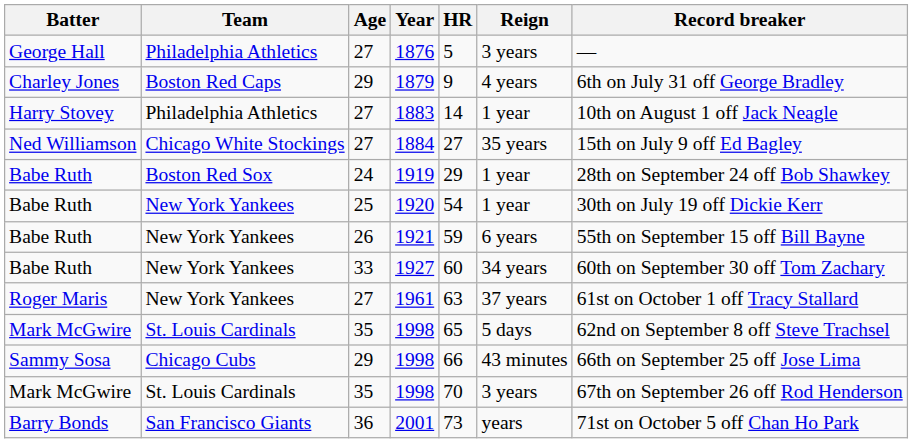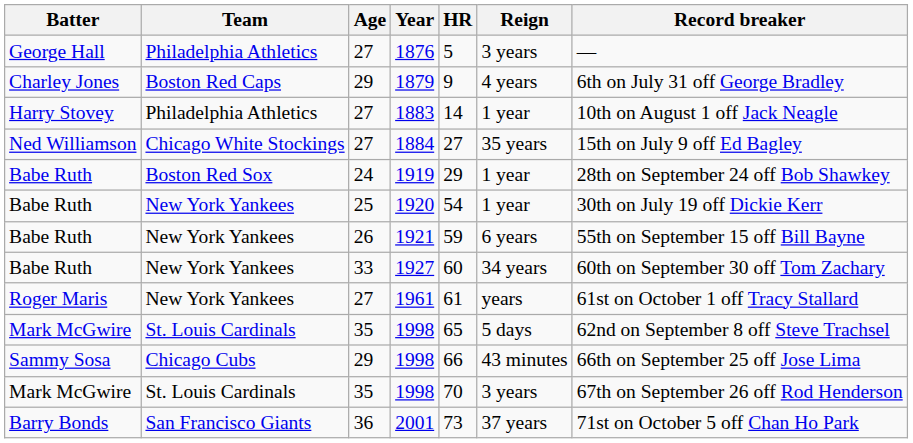(453, 298) 63 -> (453, 298) 61
(514, 298) 37 years -> (502, 298) years
(502, 422) years -> (514, 422) 37 years
